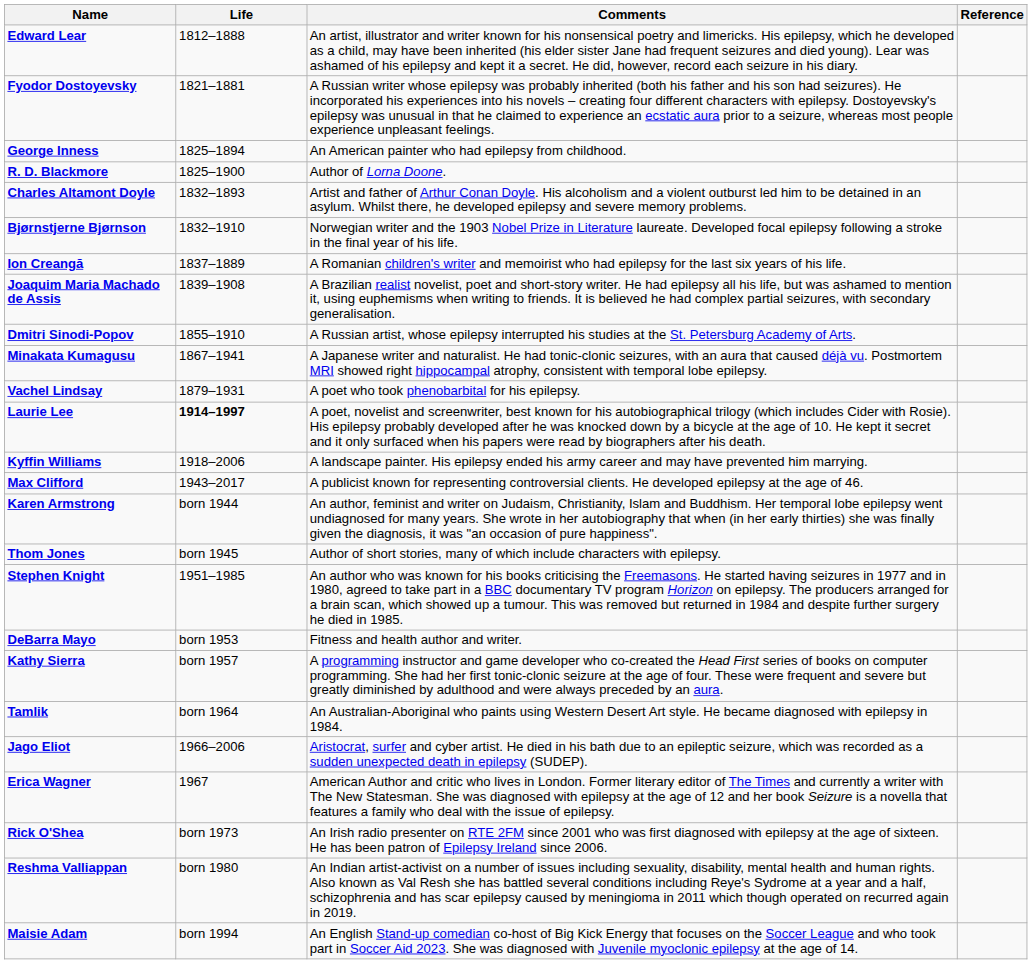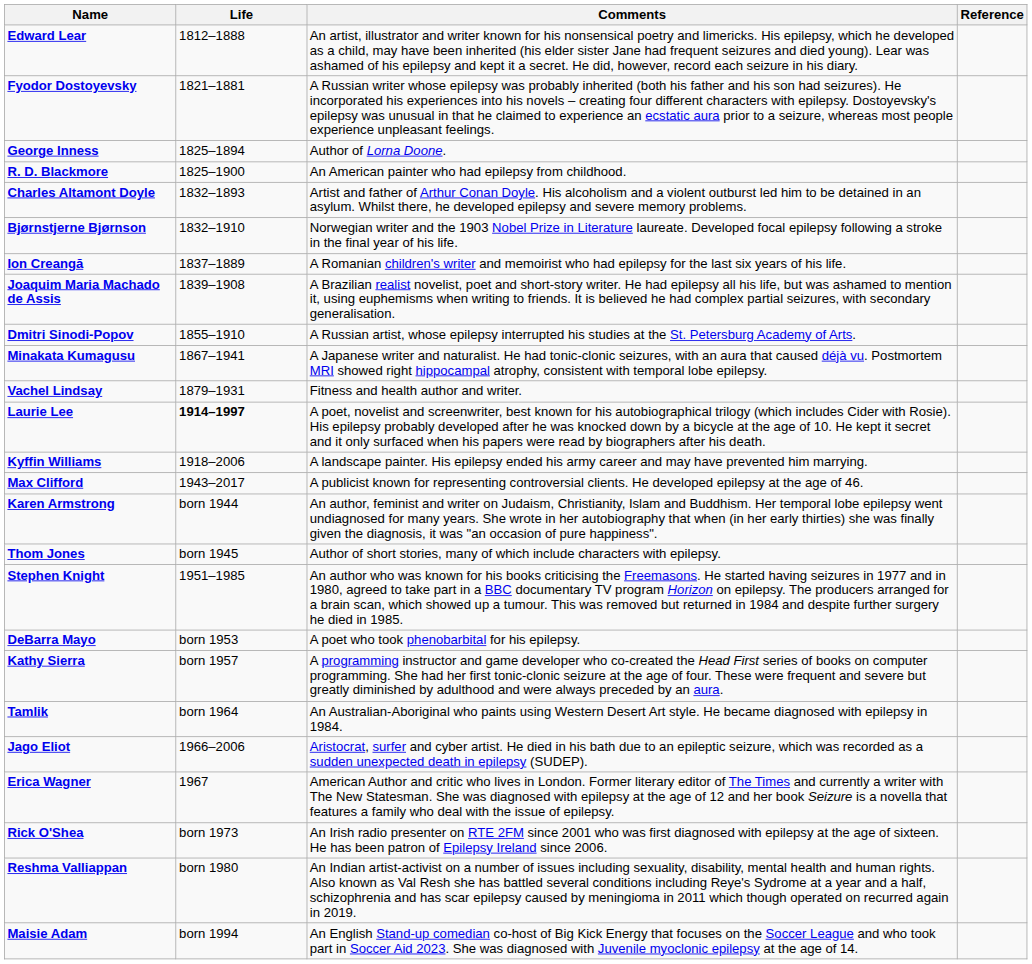(468, 151) An American painter who had epilepsy from childhood. -> (378, 151) Author of Lorna Doone.
(378, 171) Author of Lorna Doone. -> (468, 171) An American painter who had epilepsy from childhood.
(445, 391) A poet who took phenobarbital for his epilepsy. -> (416, 391) Fitness and health author and writer.
(416, 640) Fitness and health author and writer. -> (445, 640) A poet who took phenobarbital for his epilepsy.
